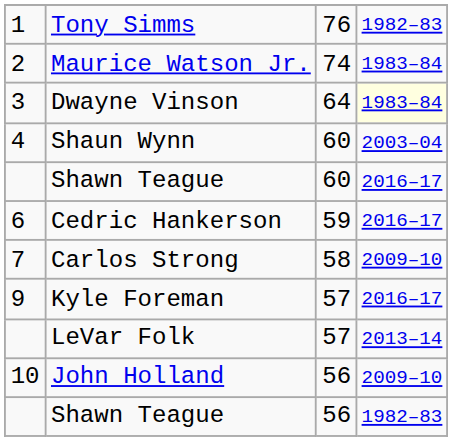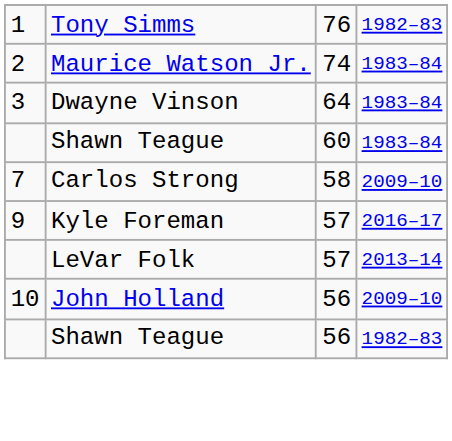(402, 103) lightyellow background -> (402, 103) no background
- row: (123, 142)
(402, 181) 2016–17 -> (402, 142) 1983–84
- row: (166, 221)
